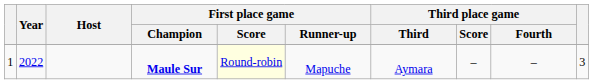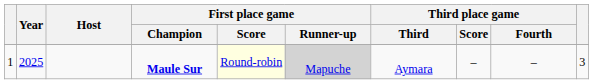(31, 62) 2022 -> (31, 62) 2025
(328, 69) no background -> (328, 69) lightgrey background
